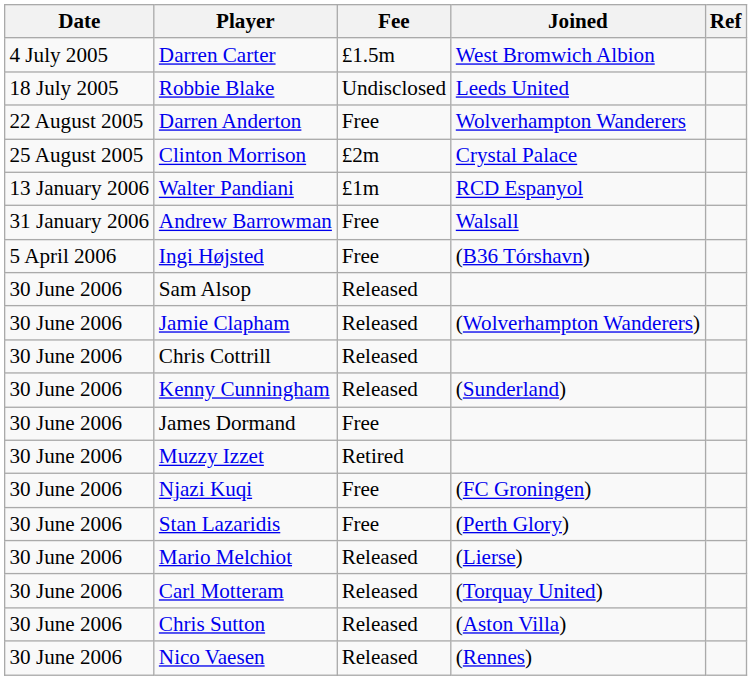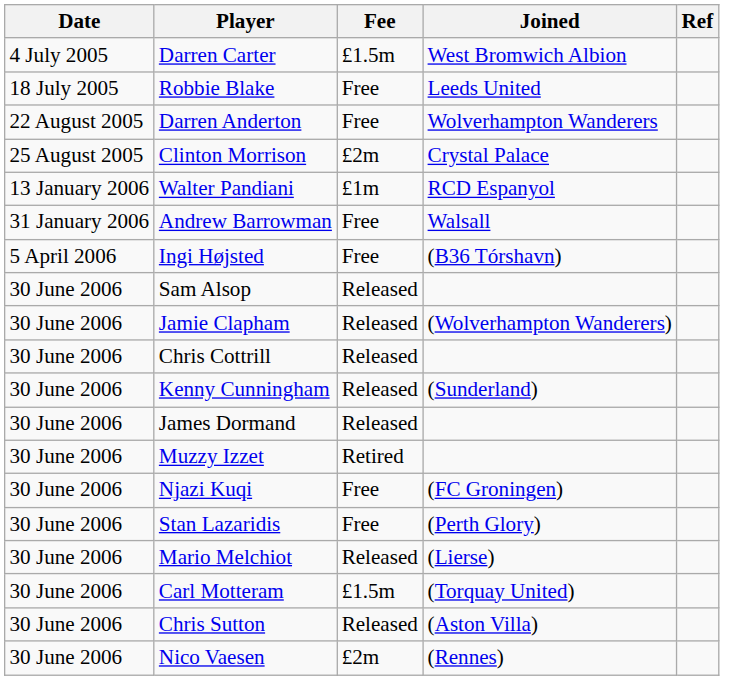(394, 88) Undisclosed -> (360, 88) Free
(360, 423) Free -> (380, 423) Released
(380, 590) Released -> (368, 590) £1.5m
(380, 657) Released -> (360, 657) £2m
